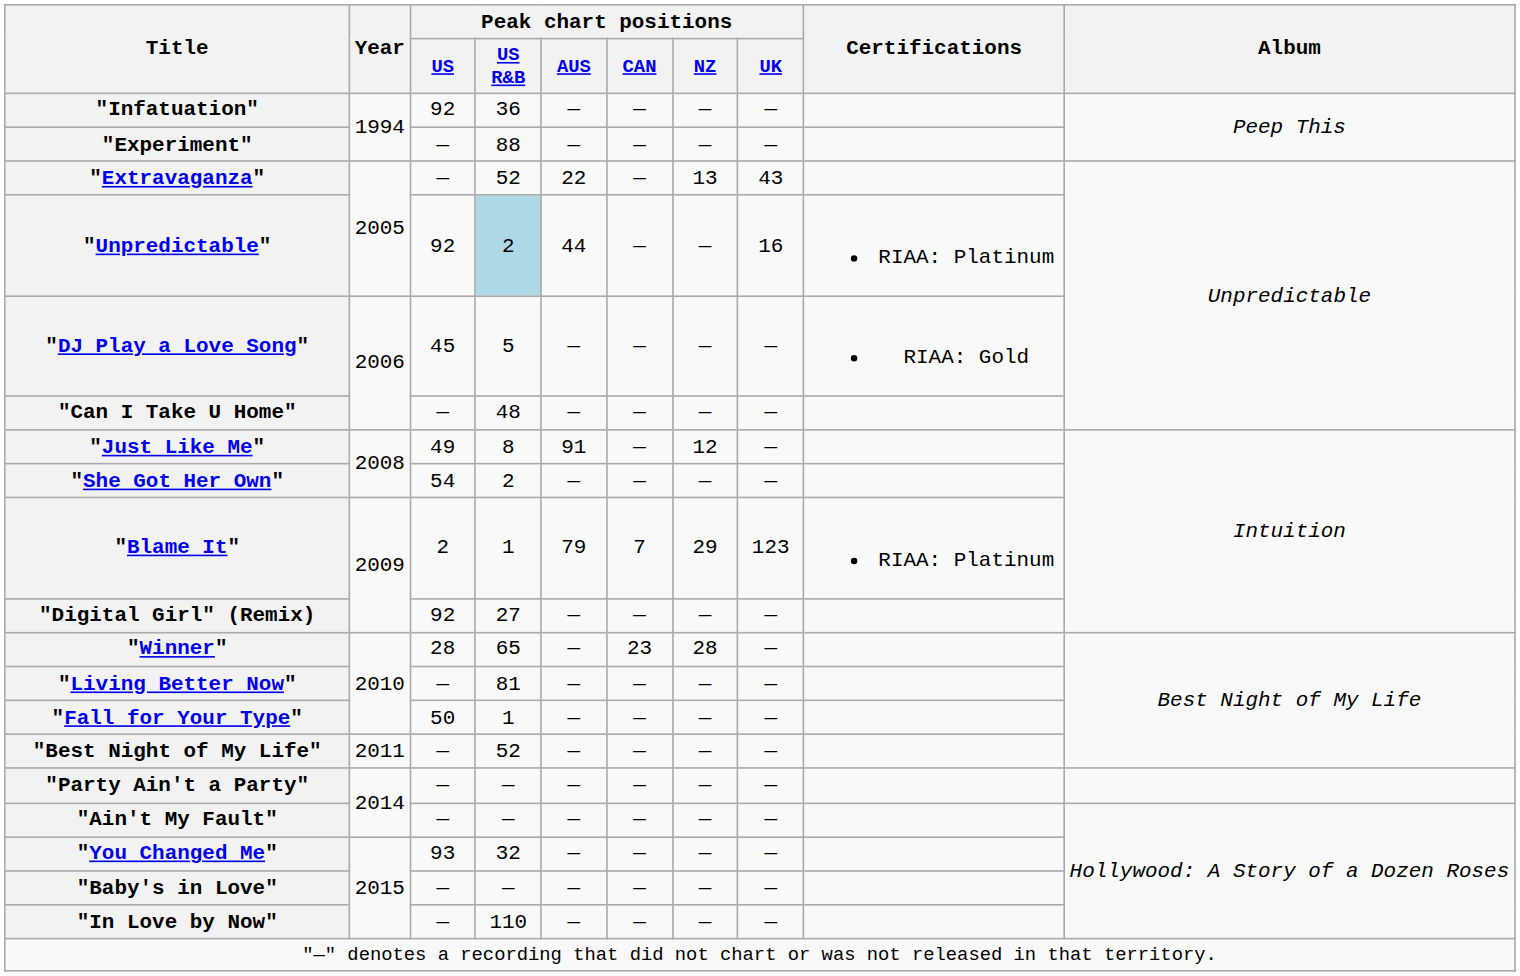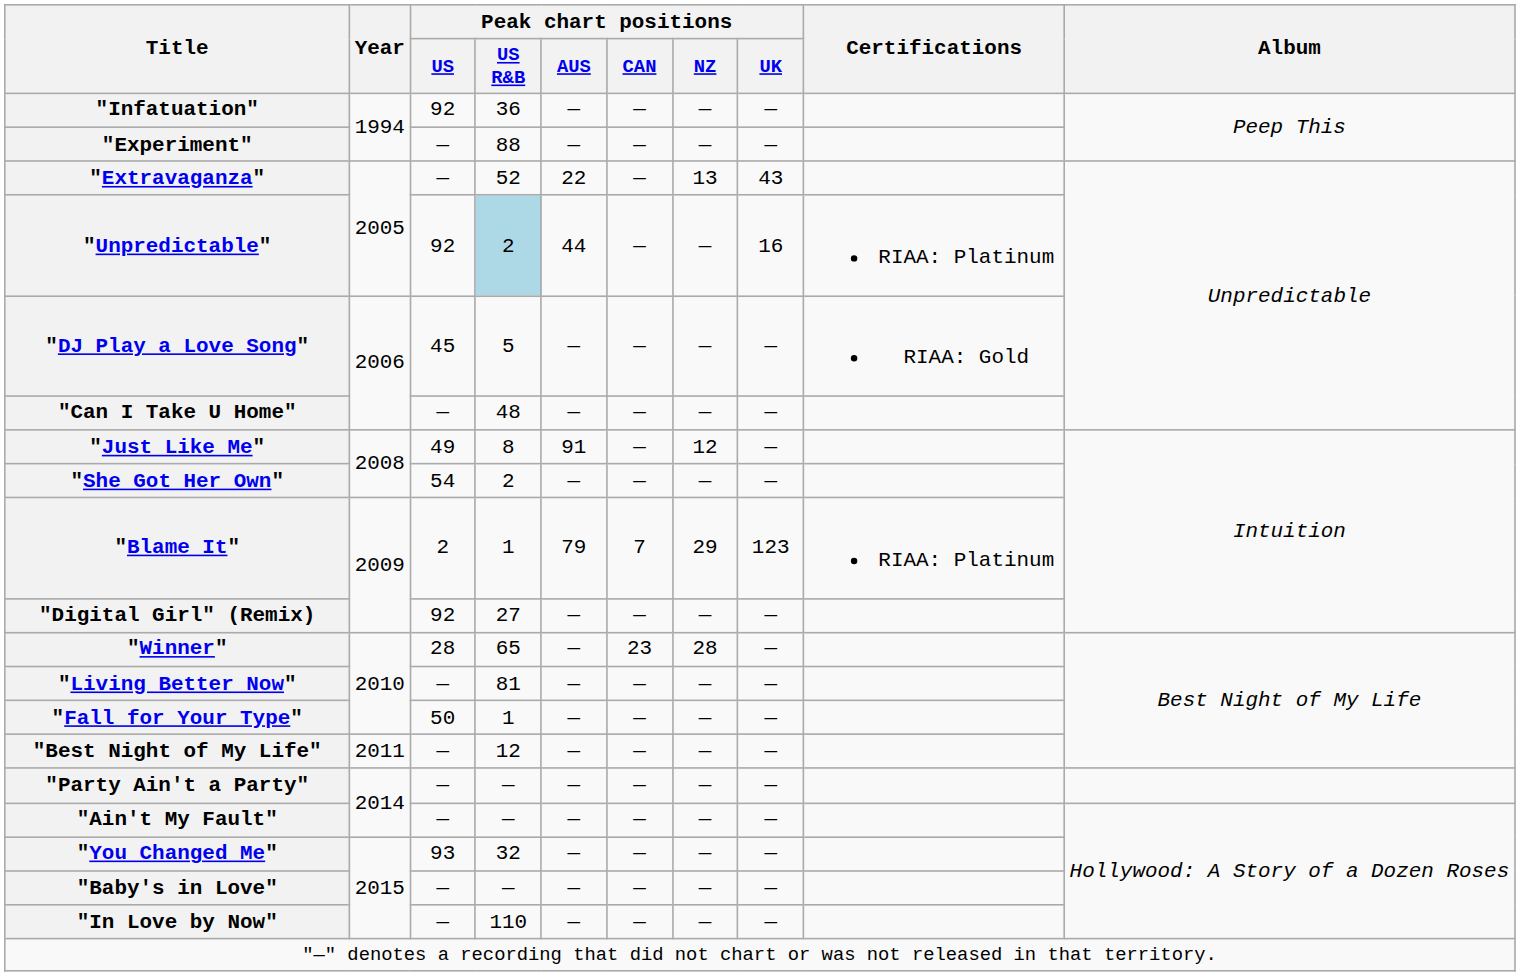(508, 752) 52 -> (508, 752) 12
